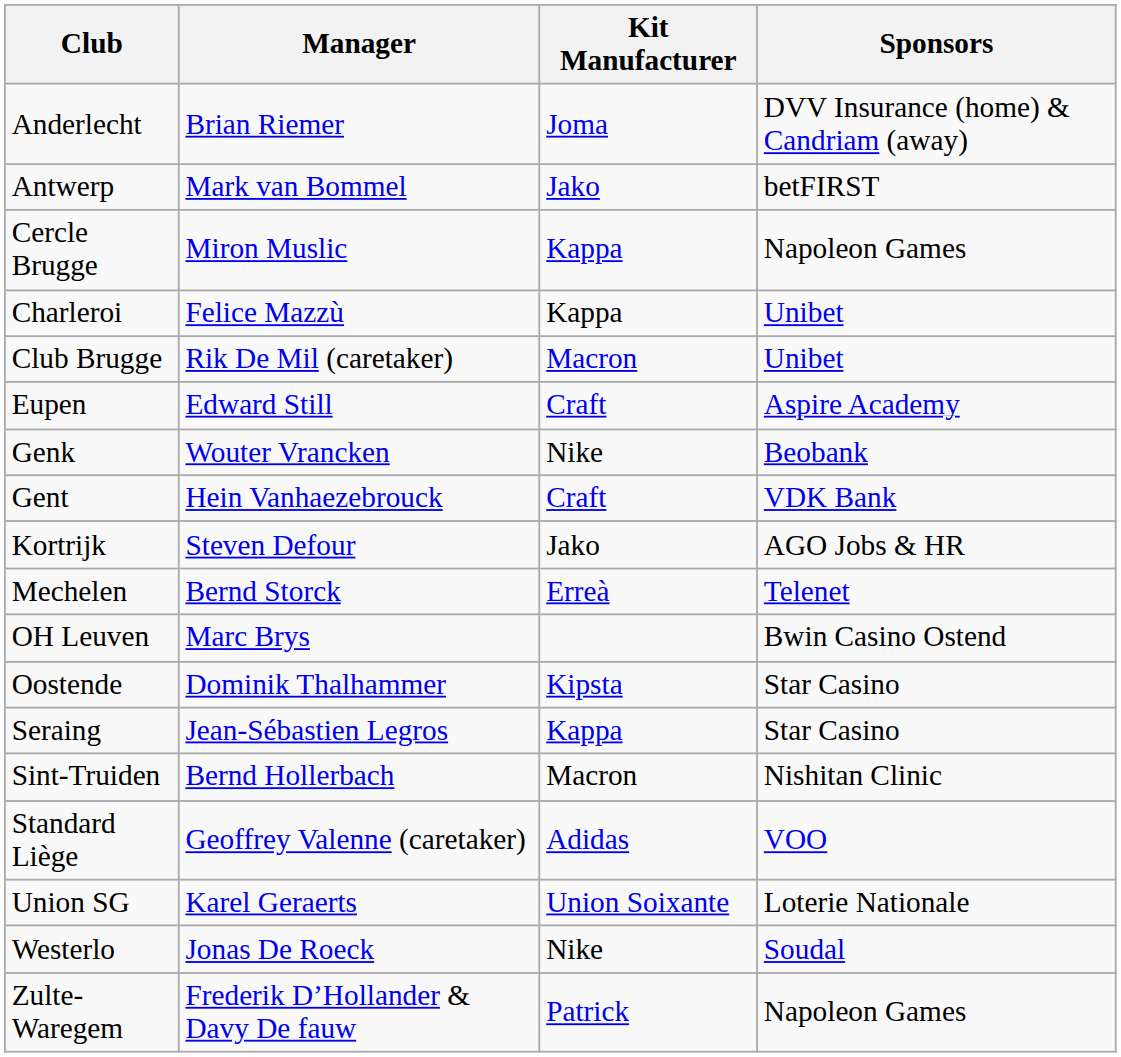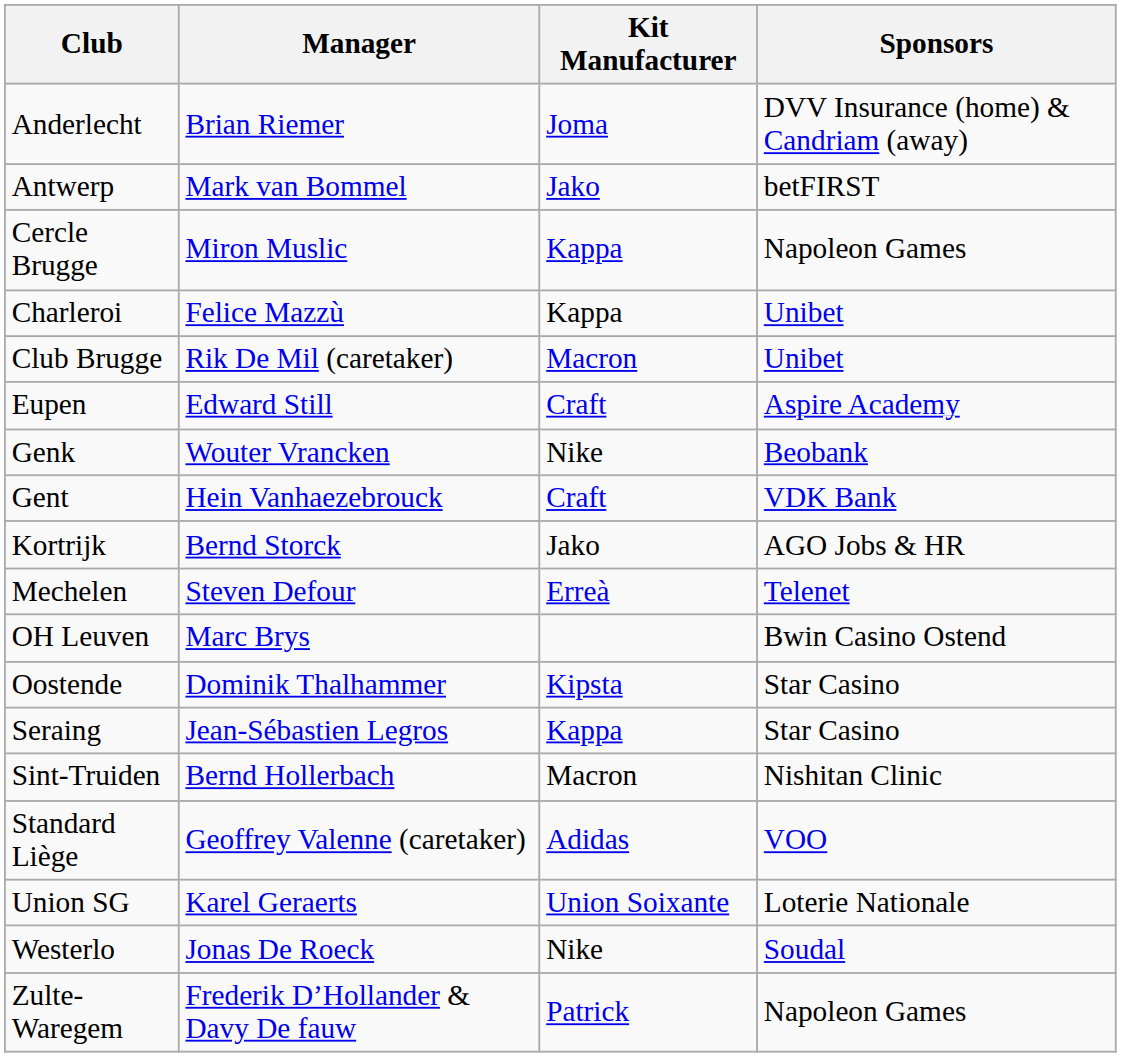(270, 544) Steven Defour -> (263, 544) Bernd Storck
(263, 590) Bernd Storck -> (270, 590) Steven Defour
